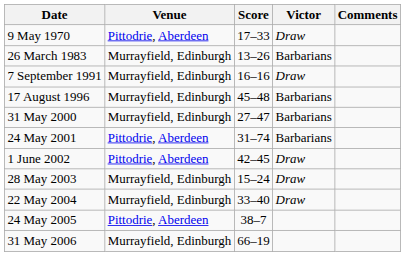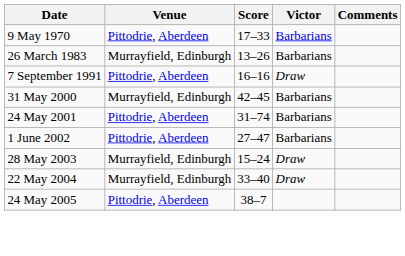(290, 35) Draw -> (304, 35) Barbarians
(169, 76) Murrayfield, Edinburgh -> (158, 76) Pittodrie, Aberdeen
- row: (48, 96)
(253, 117) 27–47 -> (253, 96) 42–45
(253, 158) 42–45 -> (253, 138) 27–47
(290, 158) Draw -> (304, 138) Barbarians
- row: (42, 240)
